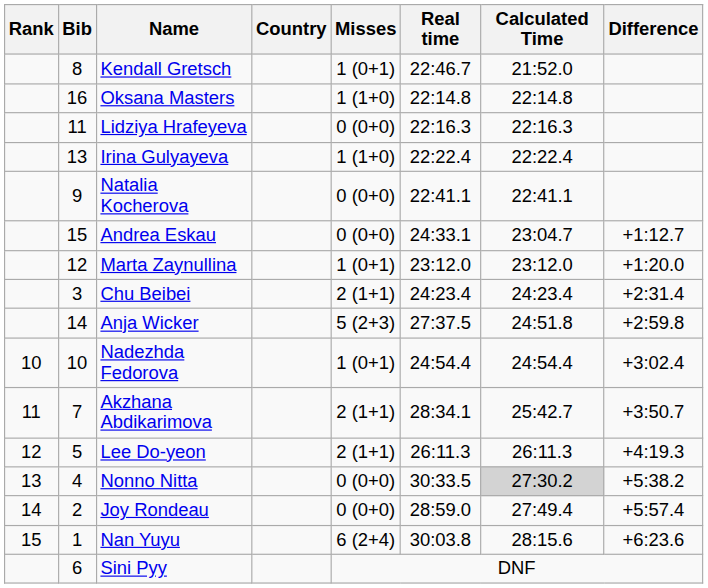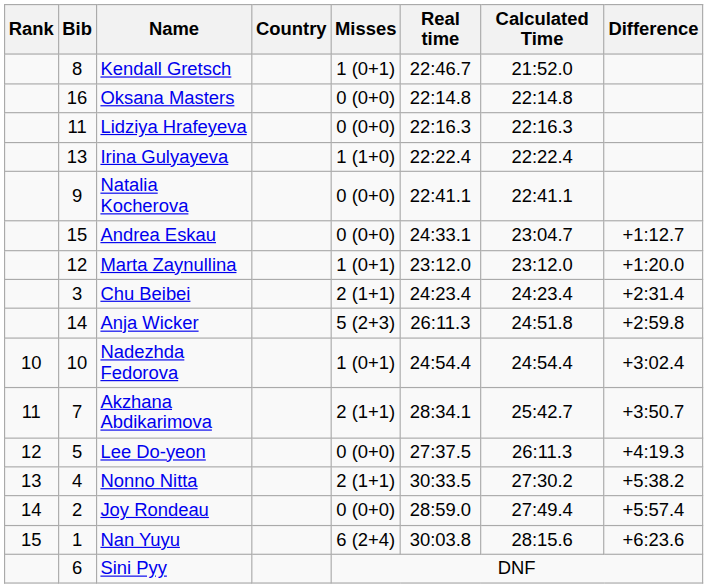(366, 98) 1 (1+0) -> (366, 98) 0 (0+0)
(440, 323) 27:37.5 -> (440, 323) 26:11.3
(366, 452) 2 (1+1) -> (366, 452) 0 (0+0)
(440, 452) 26:11.3 -> (440, 452) 27:37.5
(366, 481) 0 (0+0) -> (366, 481) 2 (1+1)
(542, 481) lightgrey background -> (542, 481) no background
